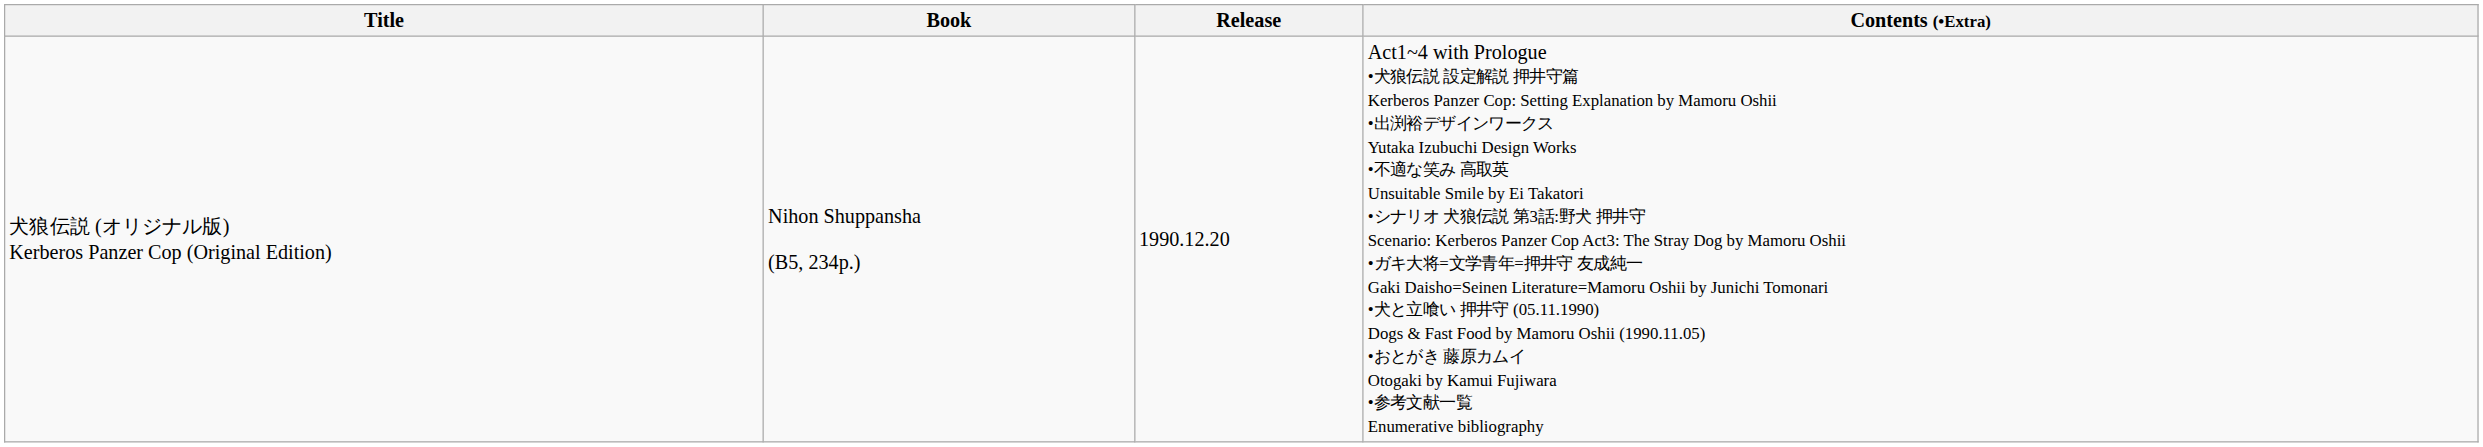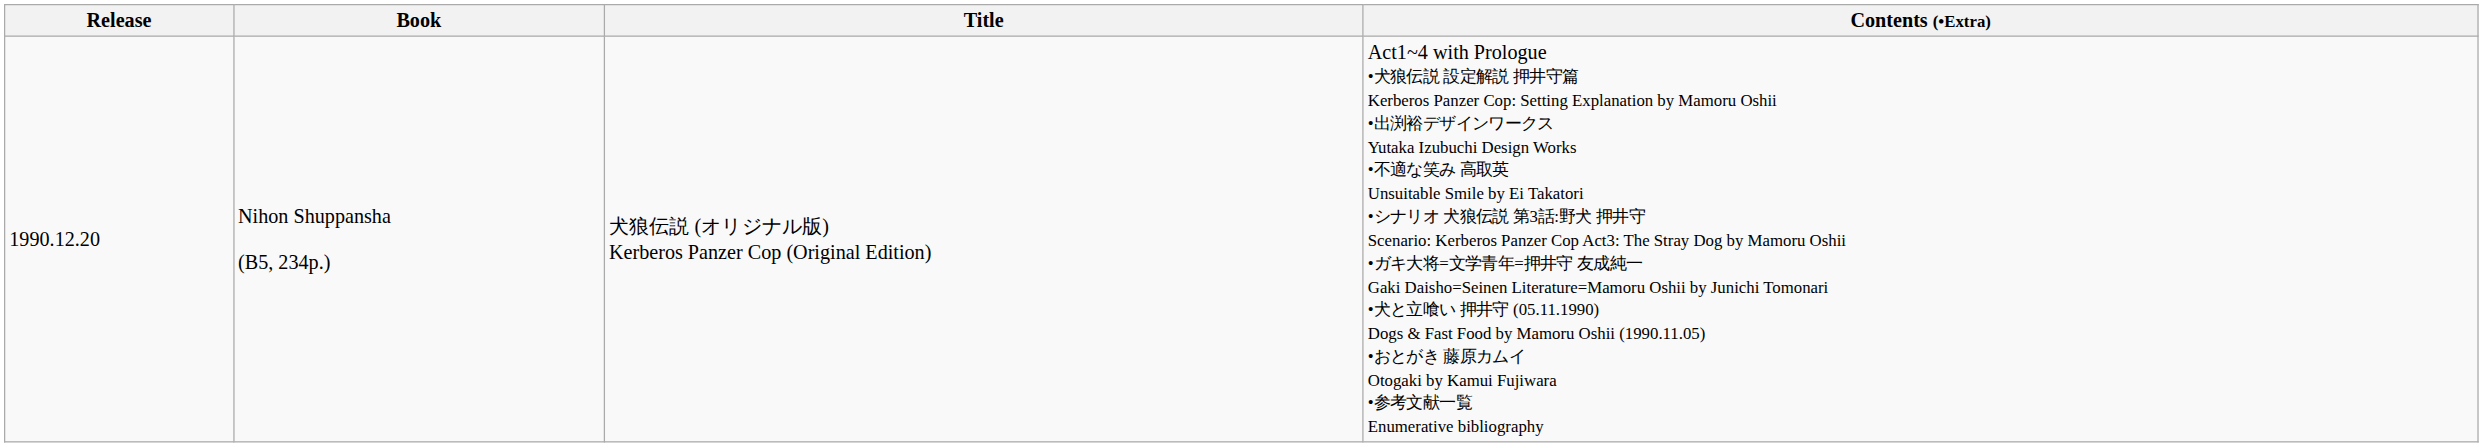columns swapped: (1249, 20) <-> (384, 20)
